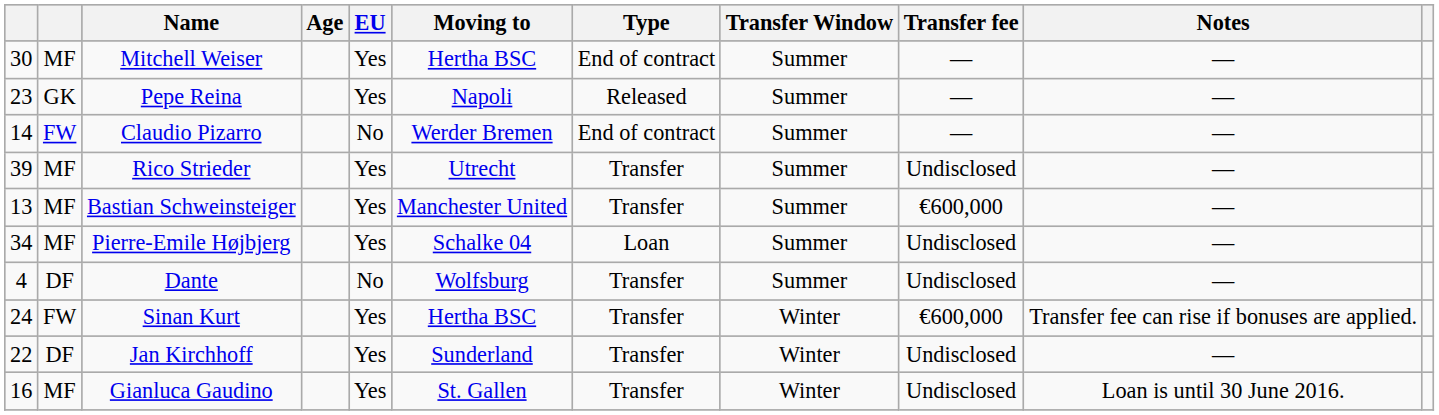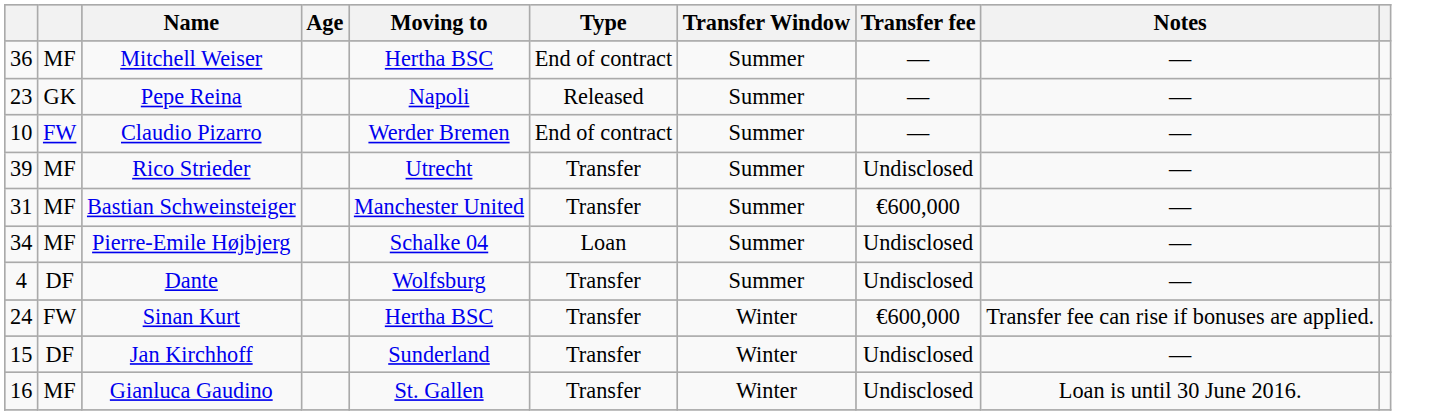- column: (370, 22)
(21, 59) 30 -> (21, 59) 36
(21, 132) 14 -> (21, 132) 10
(21, 206) 13 -> (21, 206) 31
(21, 353) 22 -> (21, 353) 15
